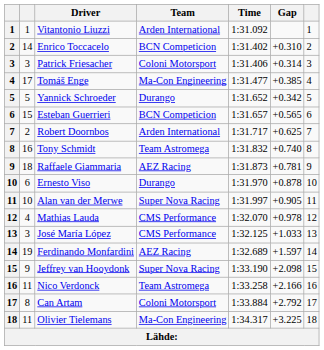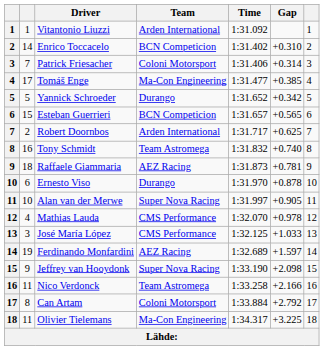(27, 63) 3 -> (27, 63) 7
